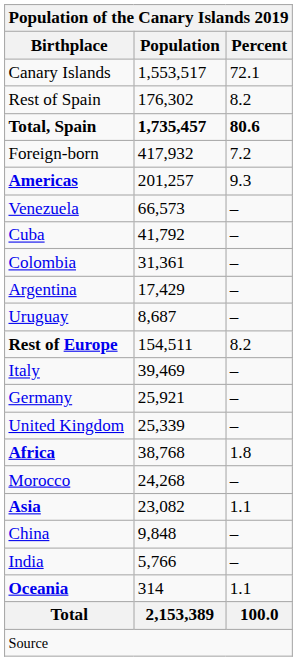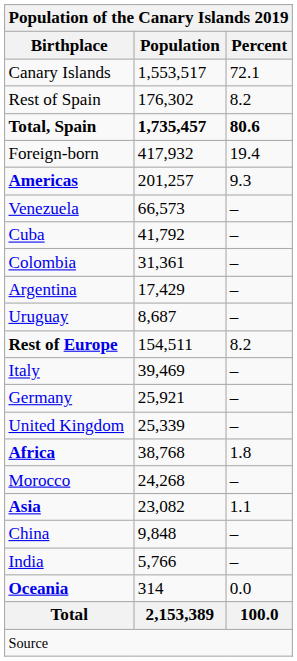(241, 153) 7.2 -> (245, 153) 19.4
(241, 588) 1.1 -> (241, 588) 0.0
